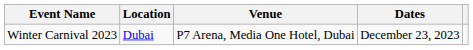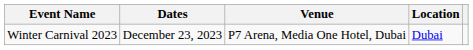columns swapped: (410, 14) <-> (147, 14)
